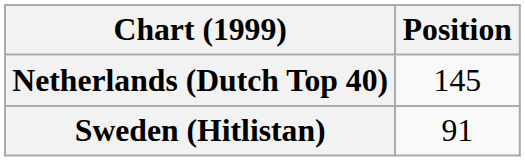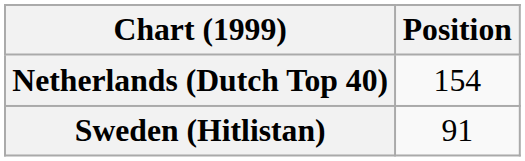(457, 79) 145 -> (457, 79) 154
